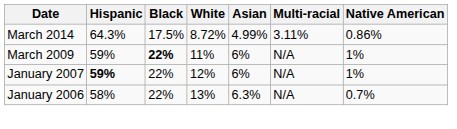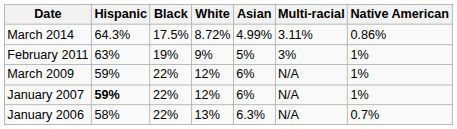+ row: (48, 54)
(161, 54) bold -> (166, 74) normal
(202, 54) 11% -> (207, 74) 12%
